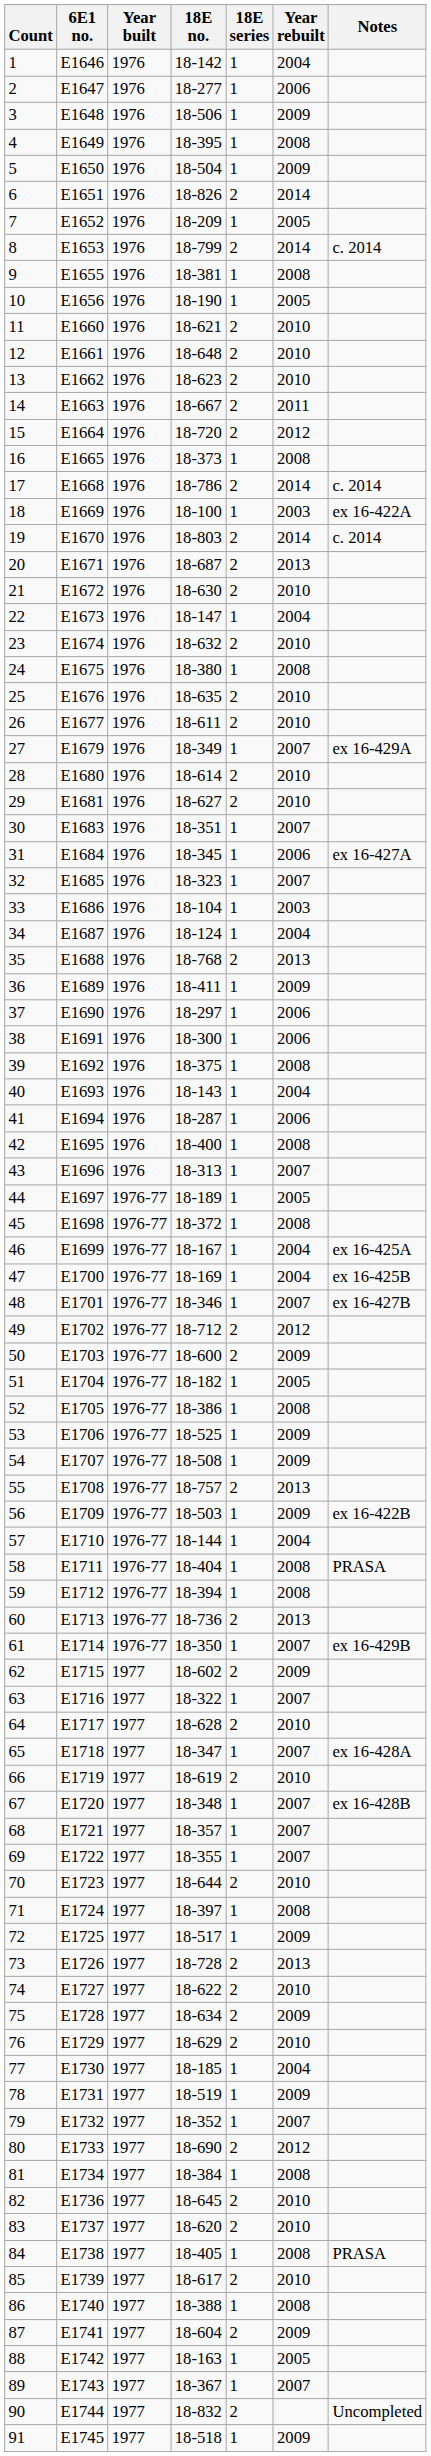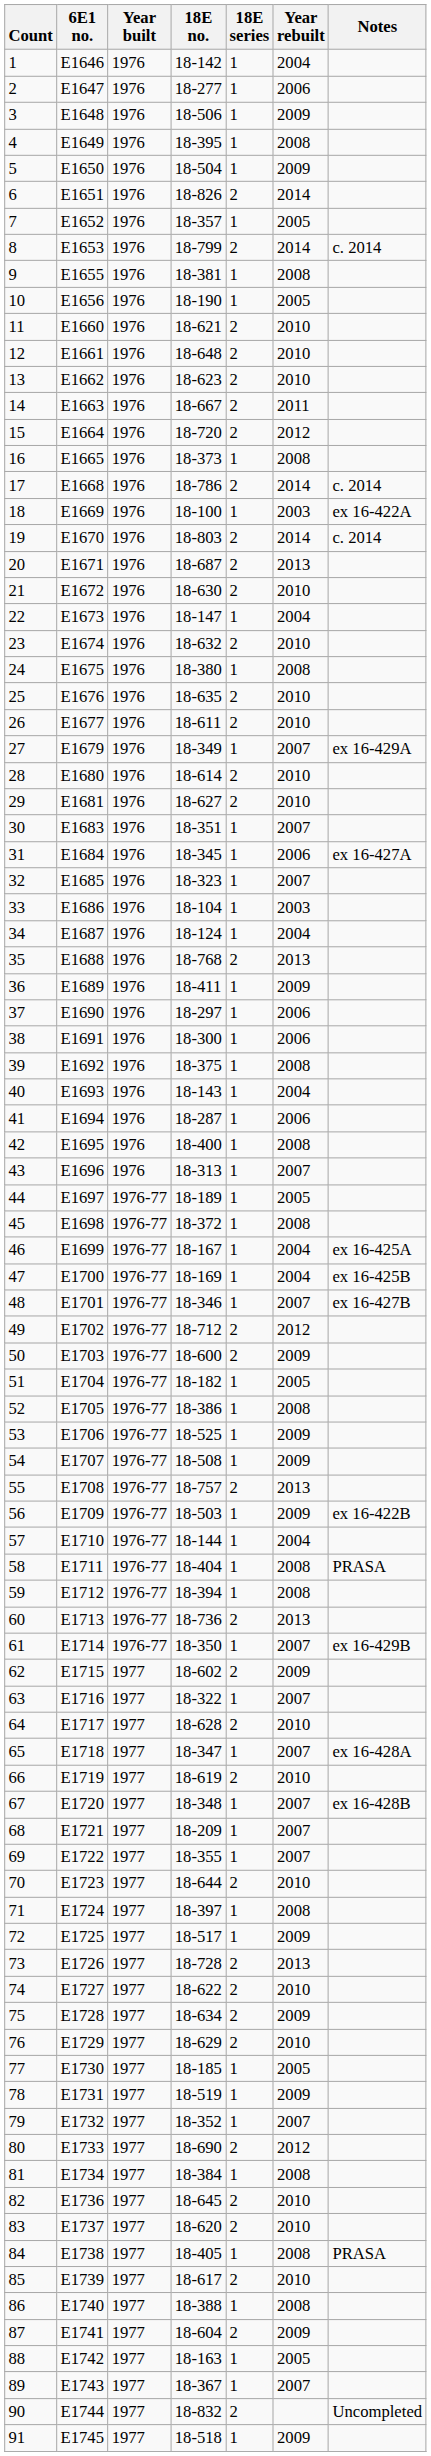(198, 221) 18-209 -> (198, 221) 18-357
(198, 1830) 18-357 -> (198, 1830) 18-209
(294, 2068) 2004 -> (294, 2068) 2005
